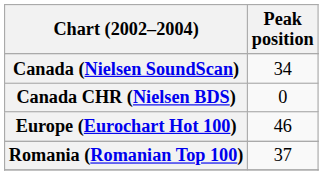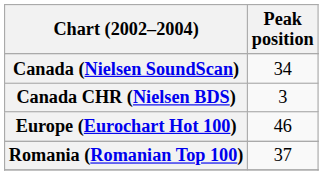(283, 97) 0 -> (283, 97) 3
